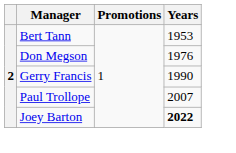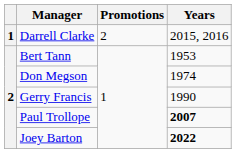+ row: (57, 35)
(180, 55) 1976 -> (183, 76) 1974
(180, 96) normal -> (183, 117) bold
